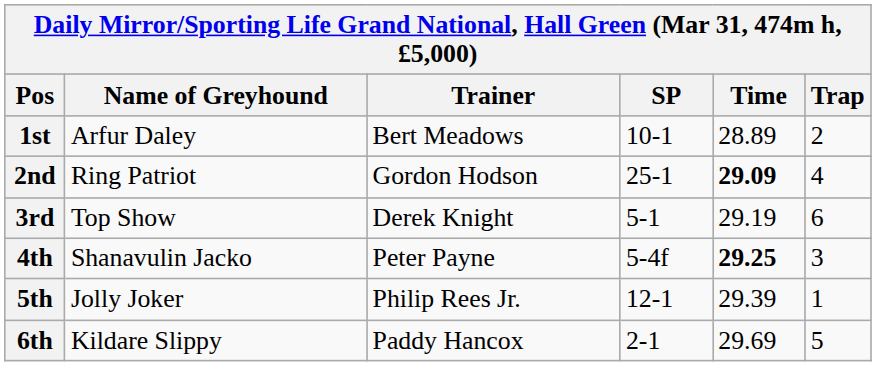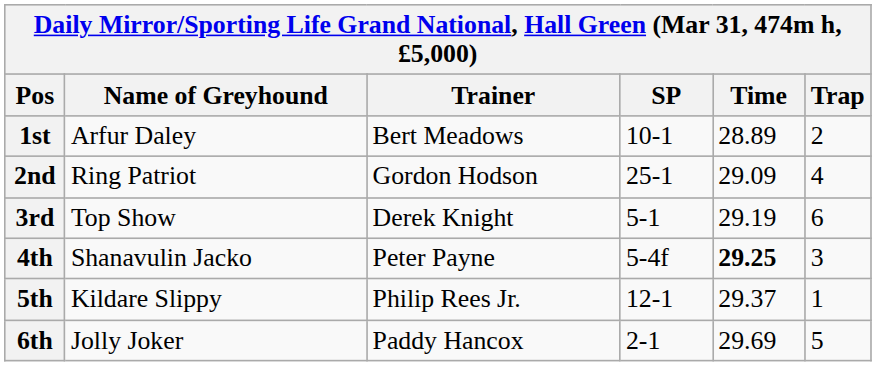(747, 176) bold -> (747, 176) normal
(127, 299) Jolly Joker -> (146, 299) Kildare Slippy
(747, 299) 29.39 -> (747, 299) 29.37
(146, 339) Kildare Slippy -> (127, 339) Jolly Joker
